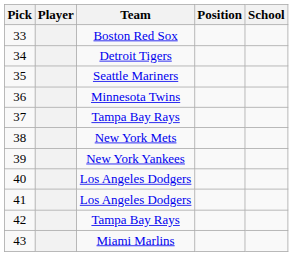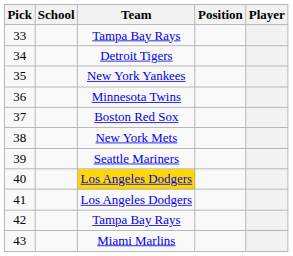columns swapped: (56, 14) <-> (266, 14)
(136, 35) Boston Red Sox -> (136, 35) Tampa Bay Rays
(136, 76) Seattle Mariners -> (136, 76) New York Yankees
(136, 117) Tampa Bay Rays -> (136, 117) Boston Red Sox
(136, 158) New York Yankees -> (136, 158) Seattle Mariners
(136, 179) no background -> (136, 179) gold background
